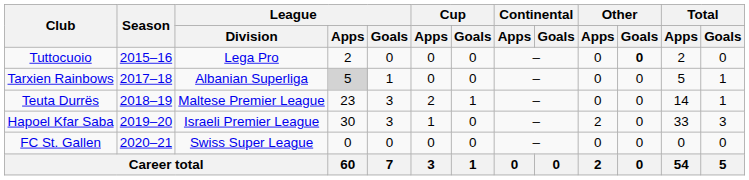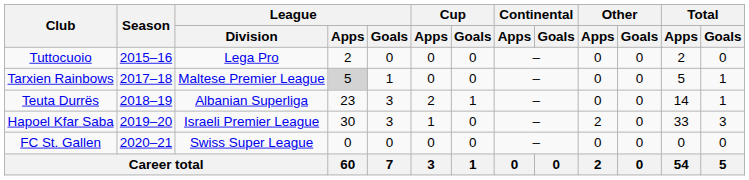(639, 57) bold -> (639, 57) normal
(252, 79) Albanian Superliga -> (252, 79) Maltese Premier League
(252, 100) Maltese Premier League -> (252, 100) Albanian Superliga
